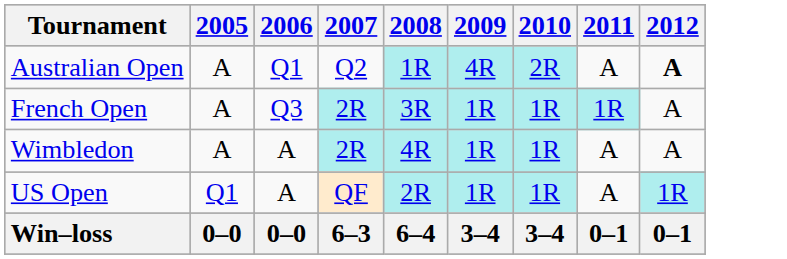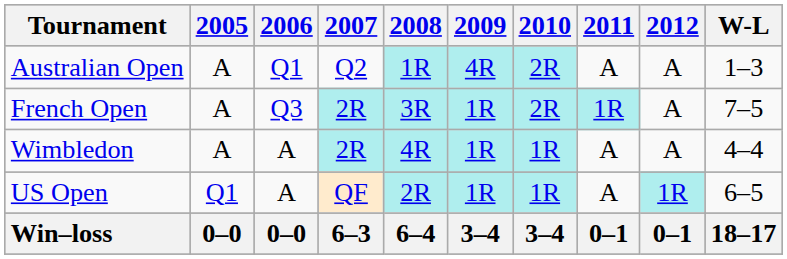+ column: (744, 25)
(673, 66) bold -> (673, 66) normal
(545, 108) 1R -> (545, 108) 2R
